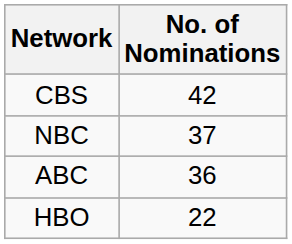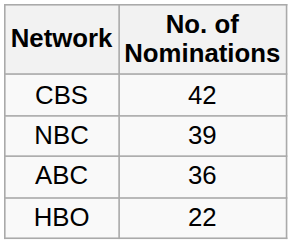(202, 135) 37 -> (202, 135) 39
